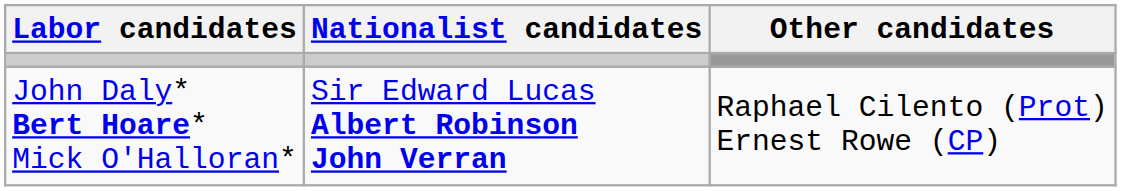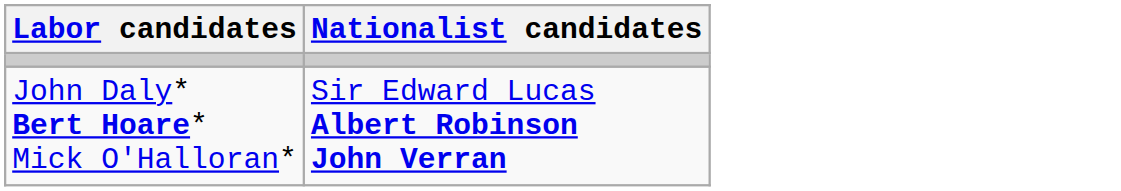- column: (912, 29)
